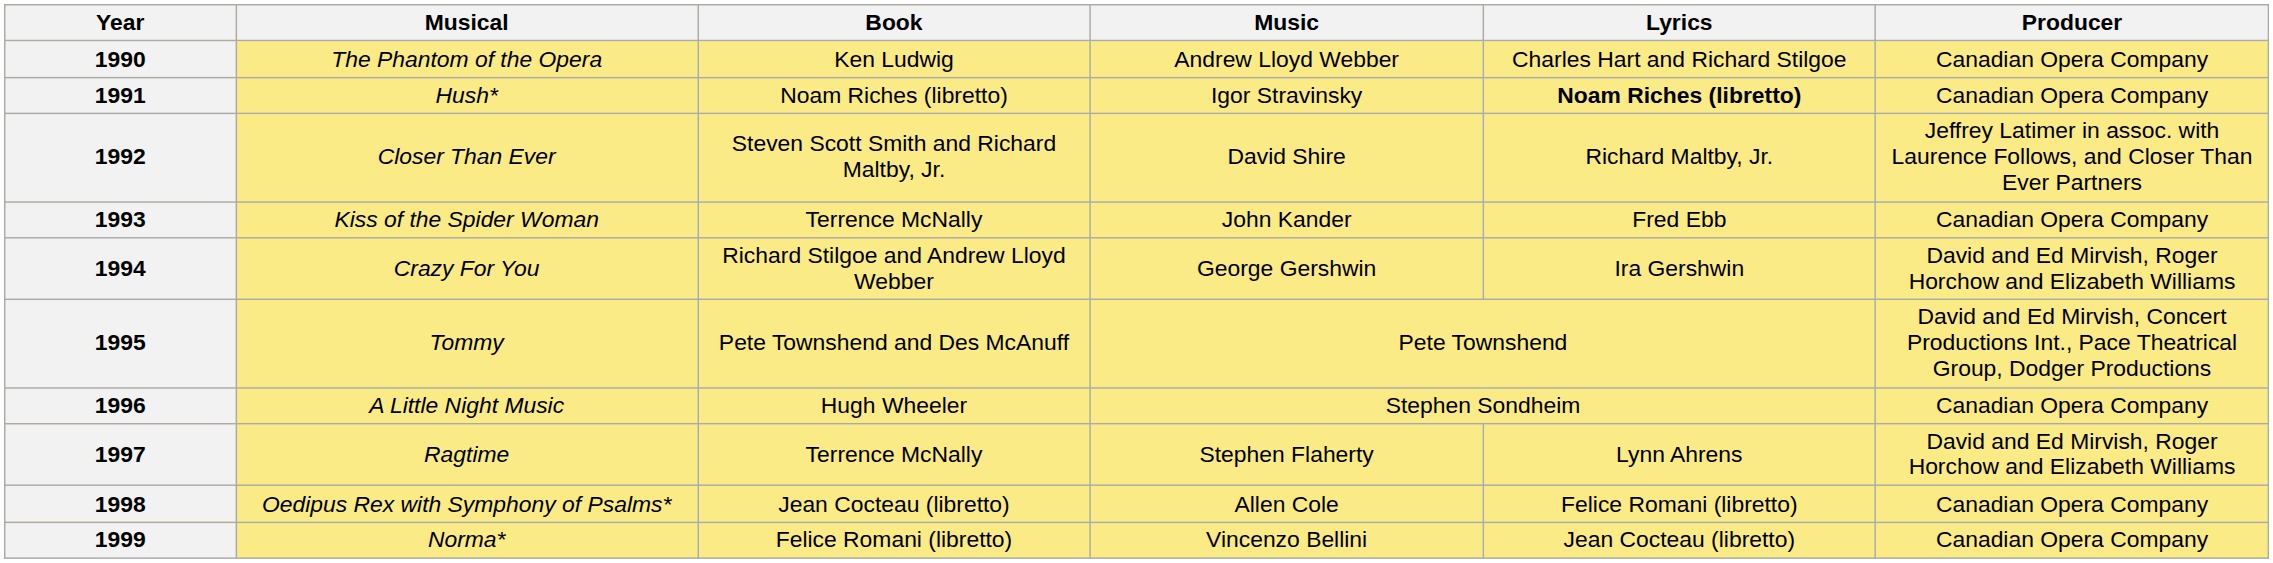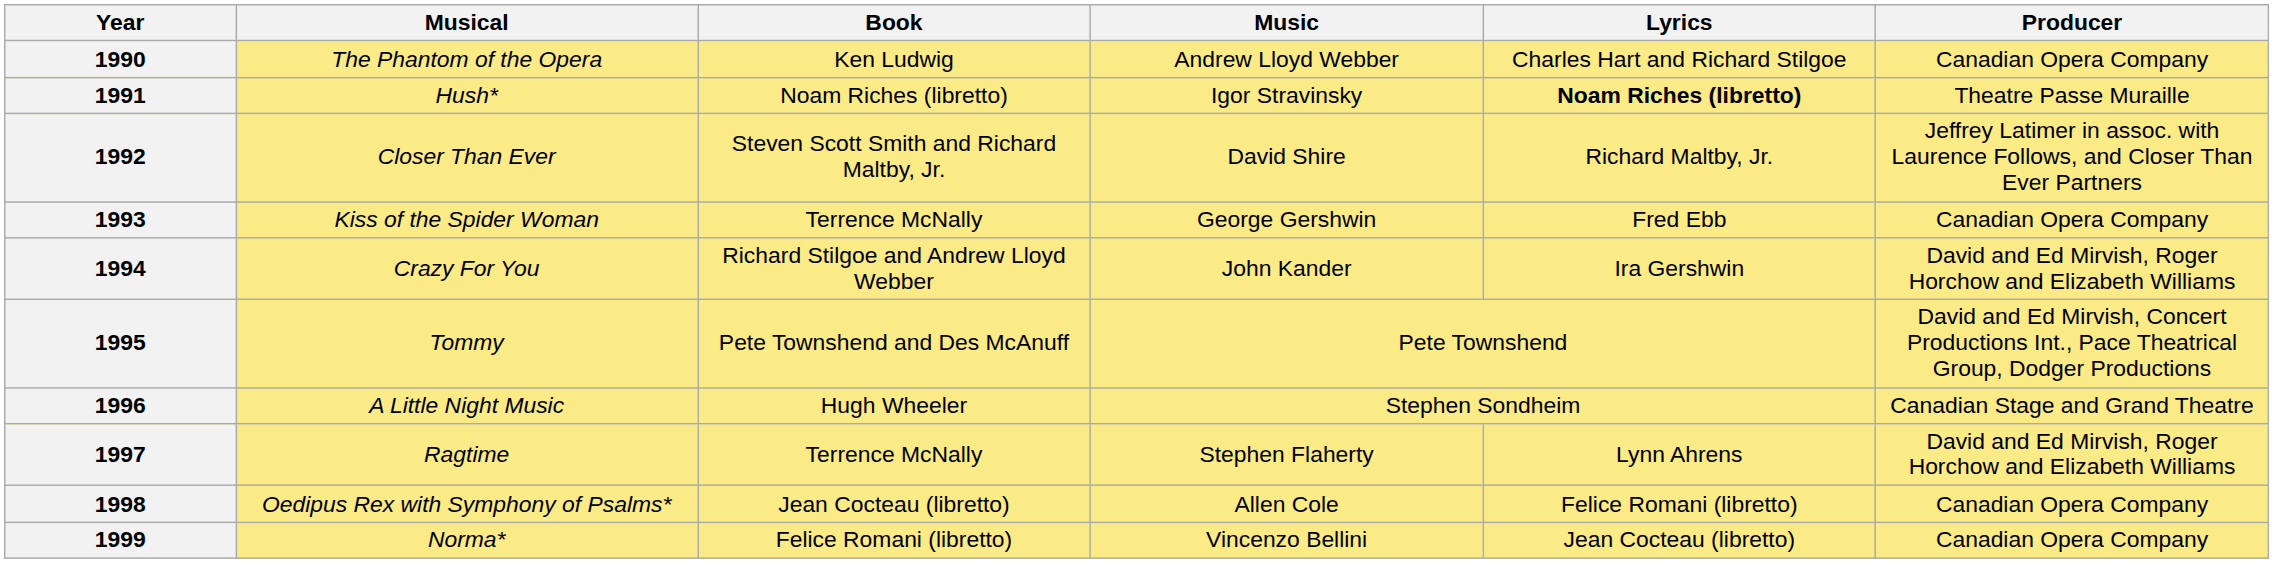(2072, 95) Canadian Opera Company -> (2072, 95) Theatre Passe Muraille
(1287, 219) John Kander -> (1287, 219) George Gershwin
(1287, 268) George Gershwin -> (1287, 268) John Kander
(2072, 405) Canadian Opera Company -> (2072, 405) Canadian Stage and Grand Theatre
